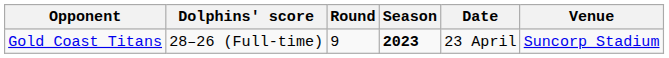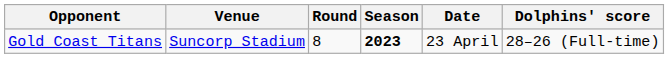columns swapped: (592, 17) <-> (246, 17)
(335, 41) 9 -> (317, 41) 8
